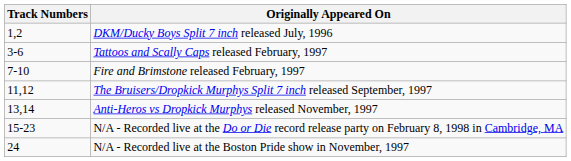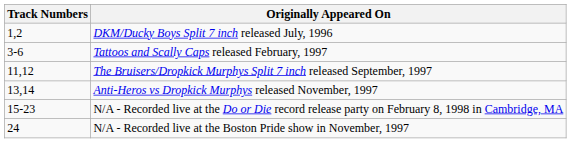- row: (199, 71)
